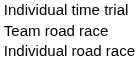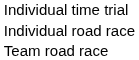rows swapped: (69, 51) <-> (56, 30)
